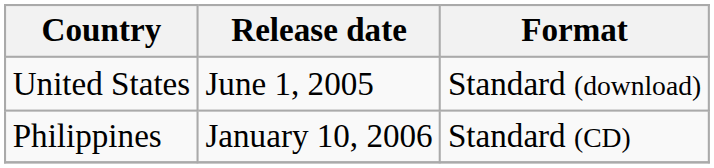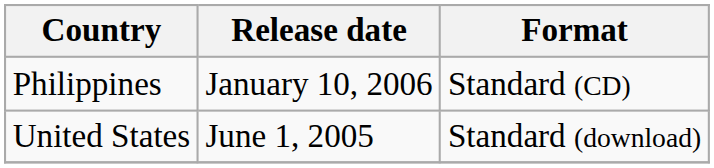rows swapped: (87, 135) <-> (101, 83)
